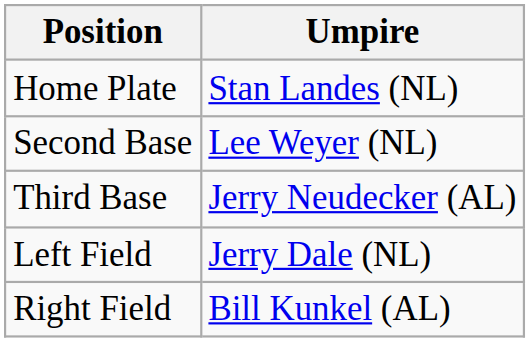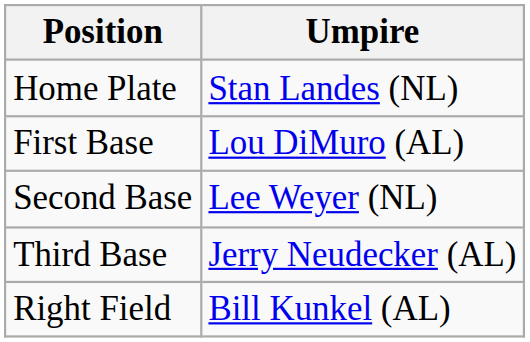+ row: (83, 142)
- row: (82, 253)
